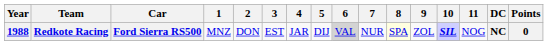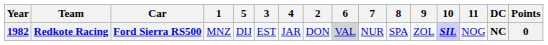columns swapped: (248, 13) <-> (322, 13)
(18, 31) 1988 -> (18, 31) 1982
(399, 31) lightyellow background -> (399, 31) no background
